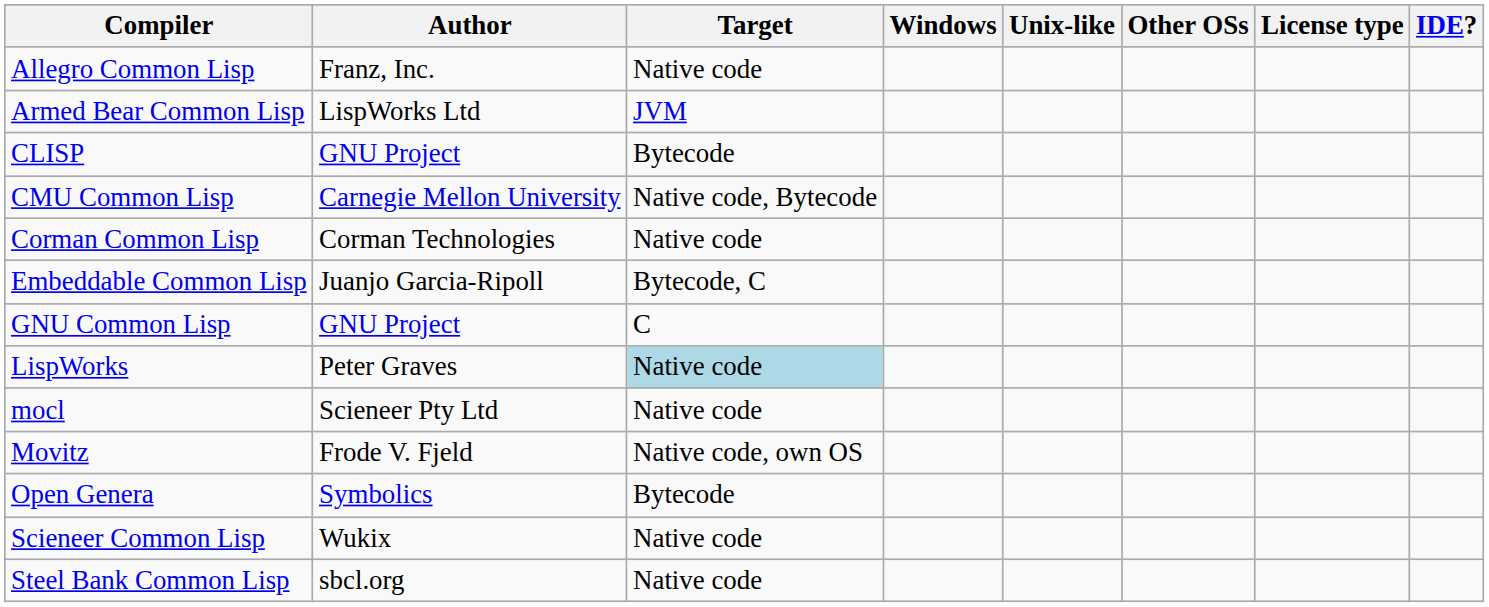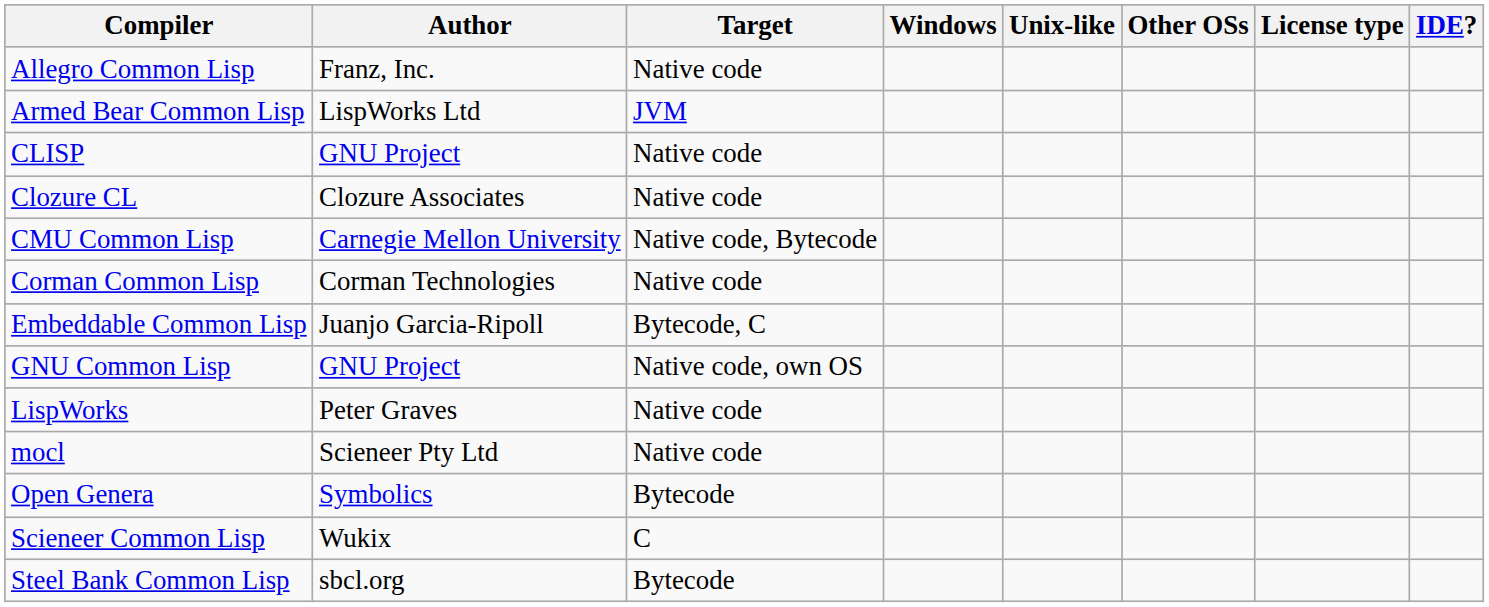(684, 153) Bytecode -> (698, 153) Native code
+ row: (74, 196)
(642, 324) C -> (748, 366) Native code, own OS
(698, 366) lightblue background -> (698, 409) no background
- row: (50, 452)
(698, 537) Native code -> (642, 537) C
(698, 580) Native code -> (684, 580) Bytecode
